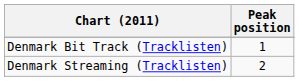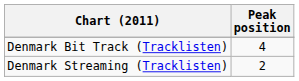(262, 47) 1 -> (262, 47) 4
